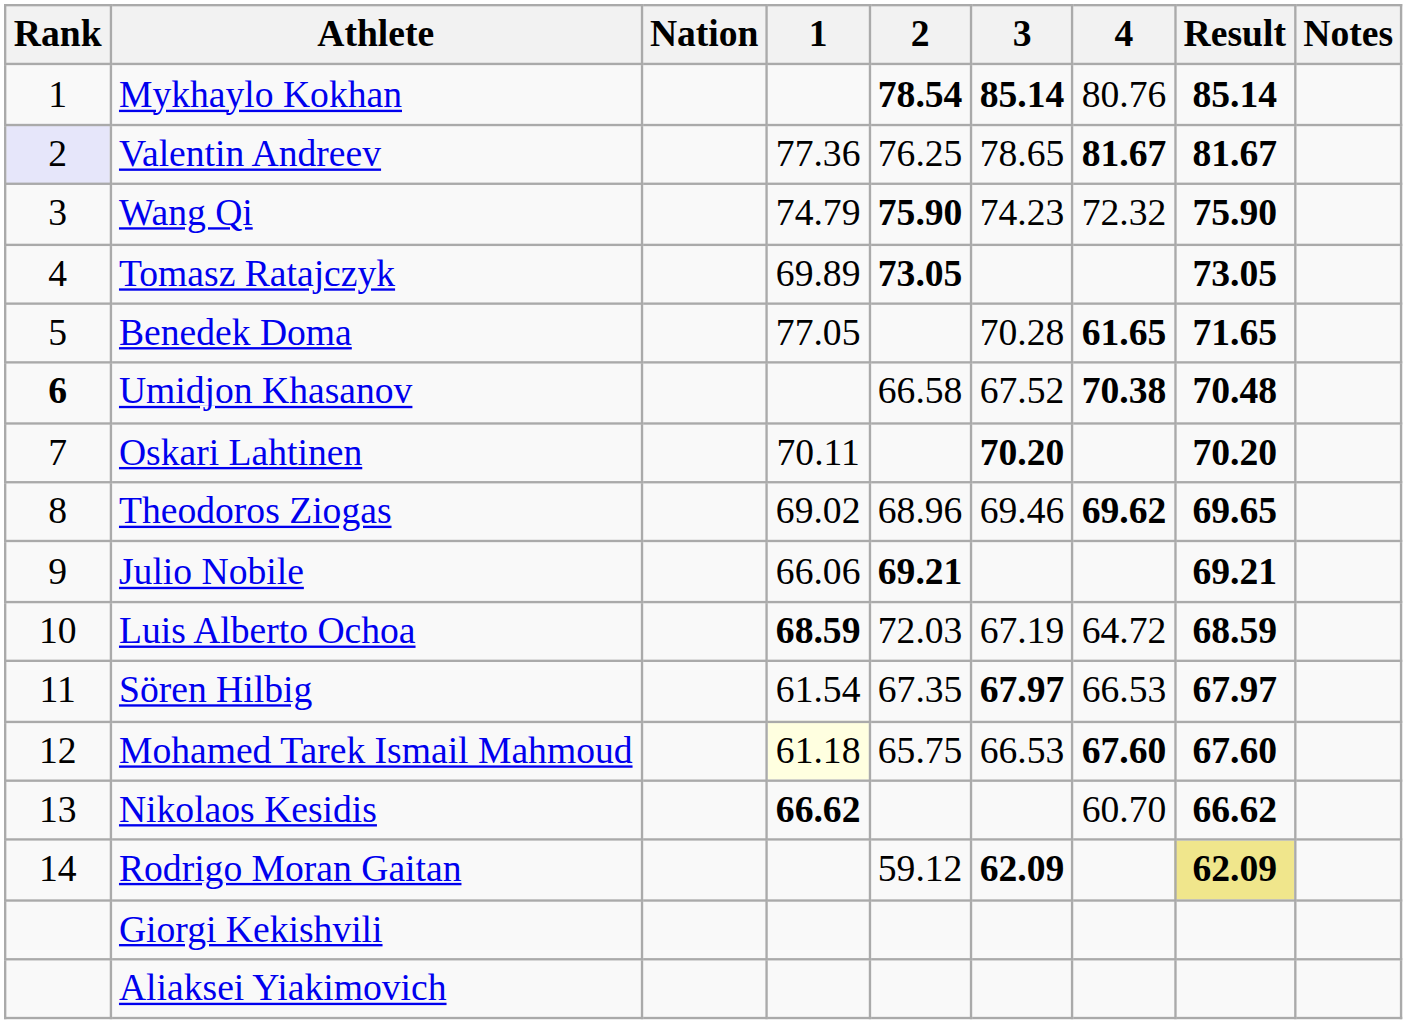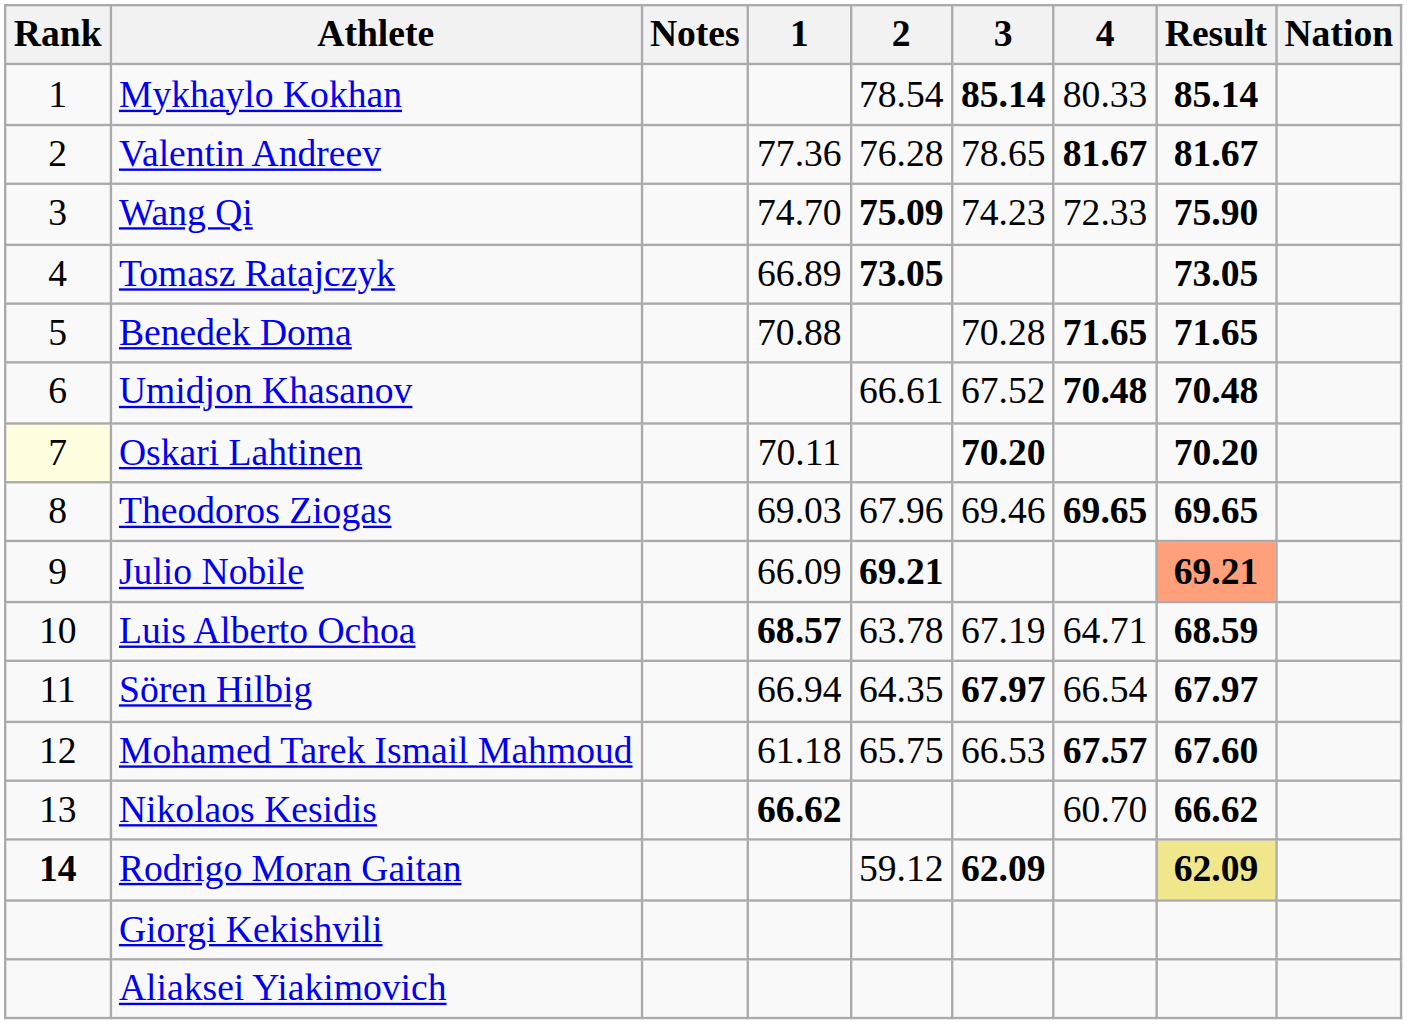columns swapped: (704, 34) <-> (1348, 34)
(920, 93) bold -> (901, 93) normal
(1124, 93) 80.76 -> (1105, 93) 80.33
(58, 153) lavender background -> (58, 153) no background
(920, 153) 76.25 -> (901, 153) 76.28
(818, 213) 74.79 -> (799, 213) 74.70
(920, 213) 75.90 -> (901, 213) 75.09
(1124, 213) 72.32 -> (1105, 213) 72.33
(818, 272) 69.89 -> (799, 272) 66.89
(818, 332) 77.05 -> (799, 332) 70.88
(1124, 332) 61.65 -> (1105, 332) 71.65
(58, 392) bold -> (58, 392) normal
(920, 392) 66.58 -> (901, 392) 66.61
(1124, 392) 70.38 -> (1105, 392) 70.48
(58, 451) no background -> (58, 451) lightyellow background
(818, 511) 69.02 -> (799, 511) 69.03
(920, 511) 68.96 -> (901, 511) 67.96
(1124, 511) 69.62 -> (1105, 511) 69.65
(818, 570) 66.06 -> (799, 570) 66.09
(1235, 570) no background -> (1216, 570) lightsalmon background
(818, 630) 68.59 -> (799, 630) 68.57
(920, 630) 72.03 -> (901, 630) 63.78
(1124, 630) 64.72 -> (1105, 630) 64.71
(818, 690) 61.54 -> (799, 690) 66.94
(920, 690) 67.35 -> (901, 690) 64.35
(1124, 690) 66.53 -> (1105, 690) 66.54
(818, 749) lightyellow background -> (799, 749) no background
(1124, 749) 67.60 -> (1105, 749) 67.57
(58, 869) normal -> (58, 869) bold
